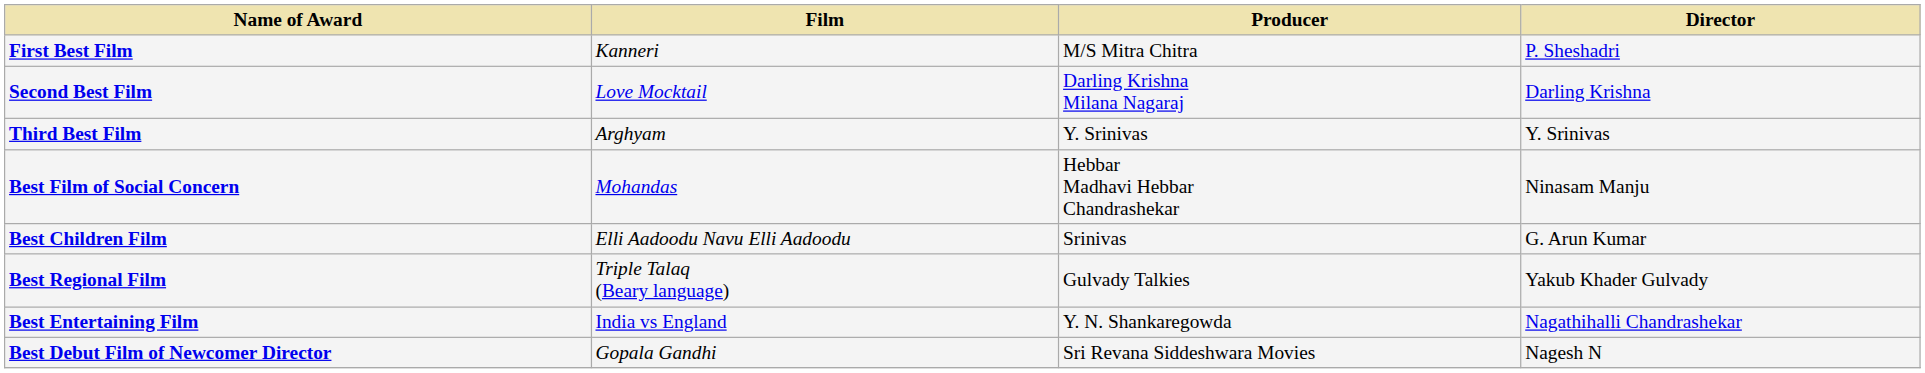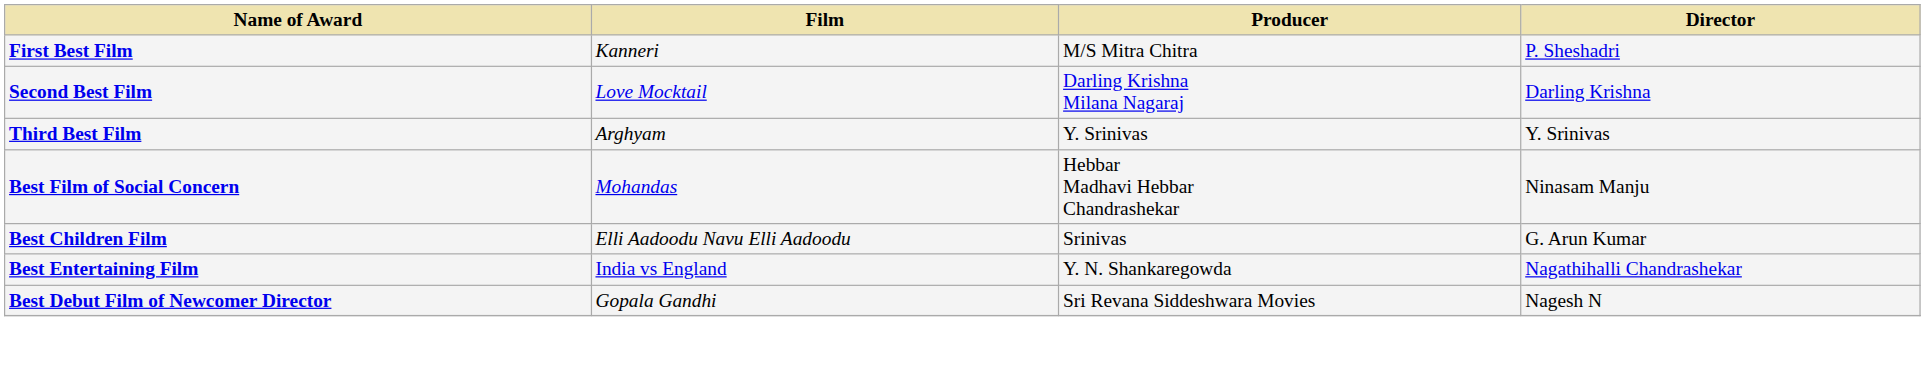- row: (88, 280)
